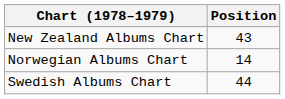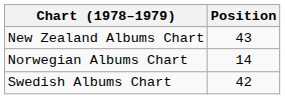(244, 82) 44 -> (244, 82) 42
